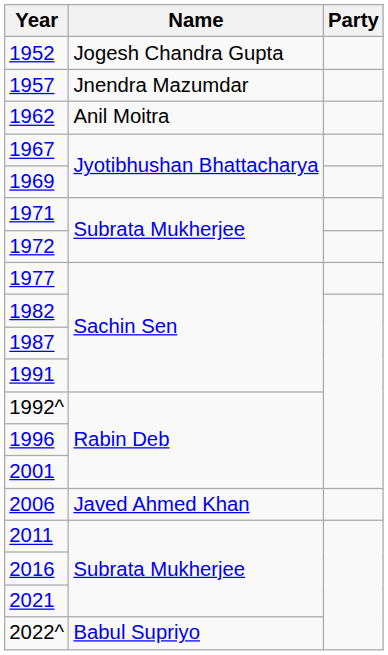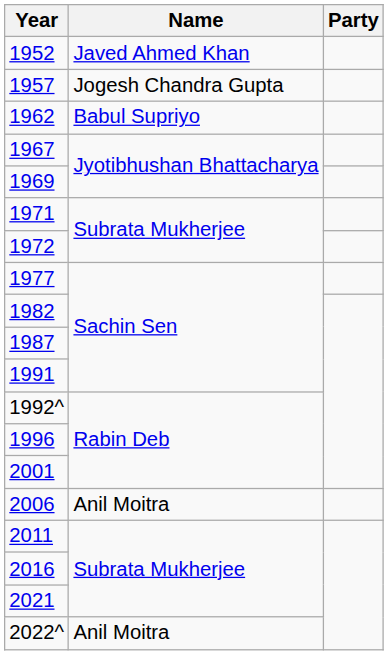(178, 52) Jogesh Chandra Gupta -> (162, 52) Javed Ahmed Khan
(161, 85) Jnendra Mazumdar -> (178, 85) Jogesh Chandra Gupta
(121, 117) Anil Moitra -> (137, 117) Babul Supriyo
(162, 504) Javed Ahmed Khan -> (121, 504) Anil Moitra
(137, 632) Babul Supriyo -> (121, 632) Anil Moitra
